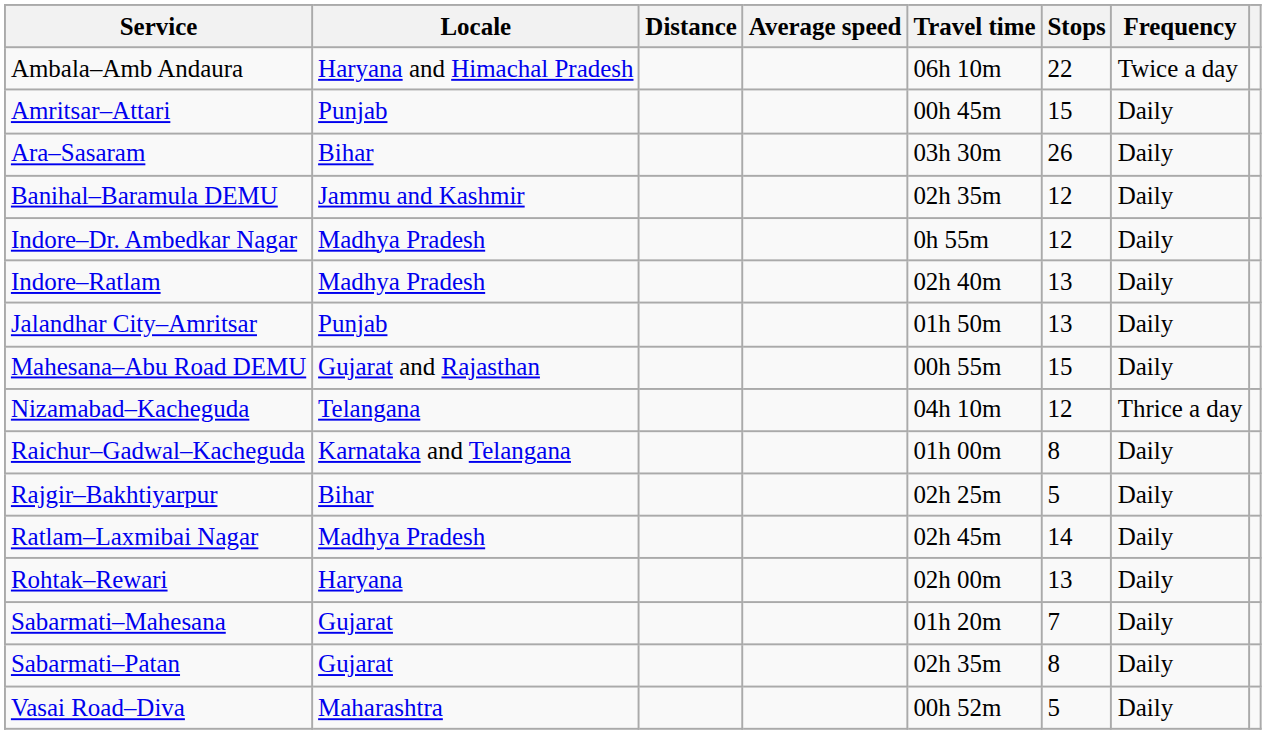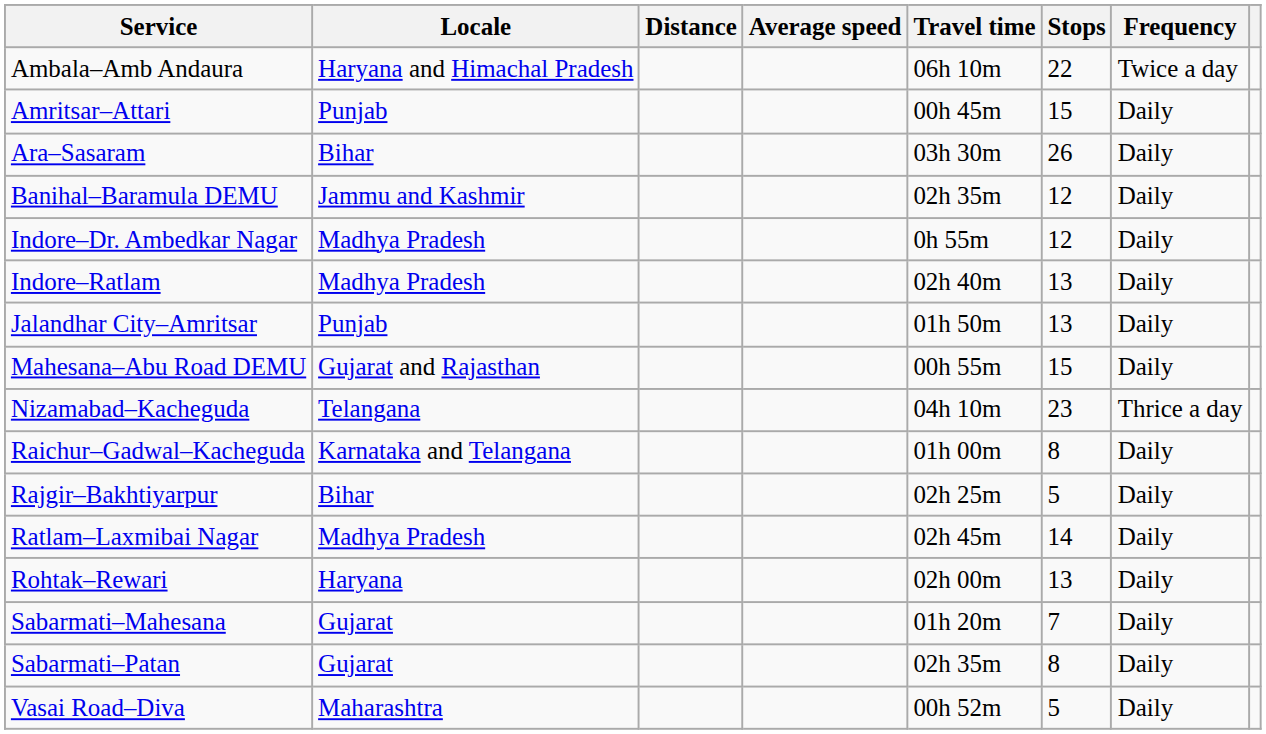(1060, 409) 12 -> (1060, 409) 23
